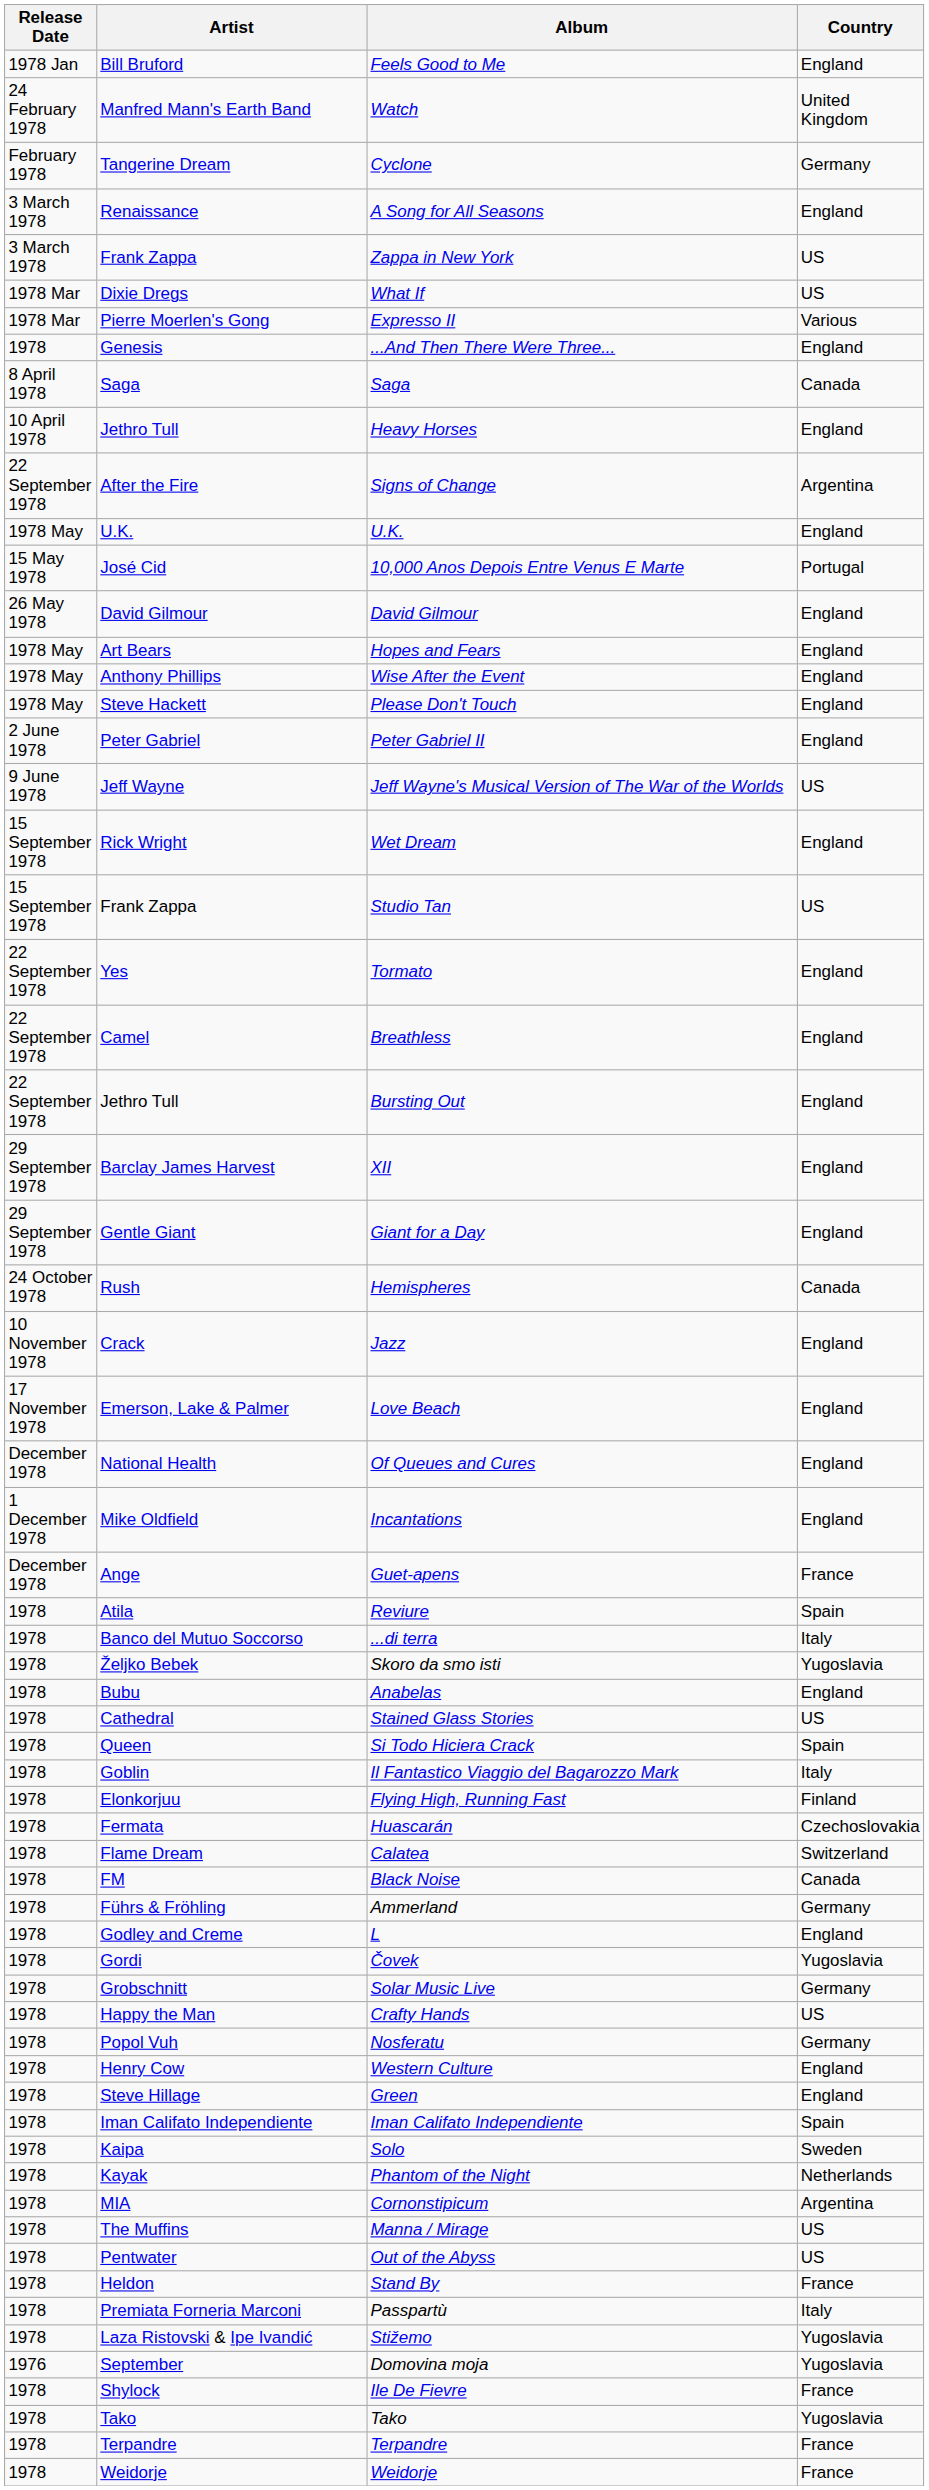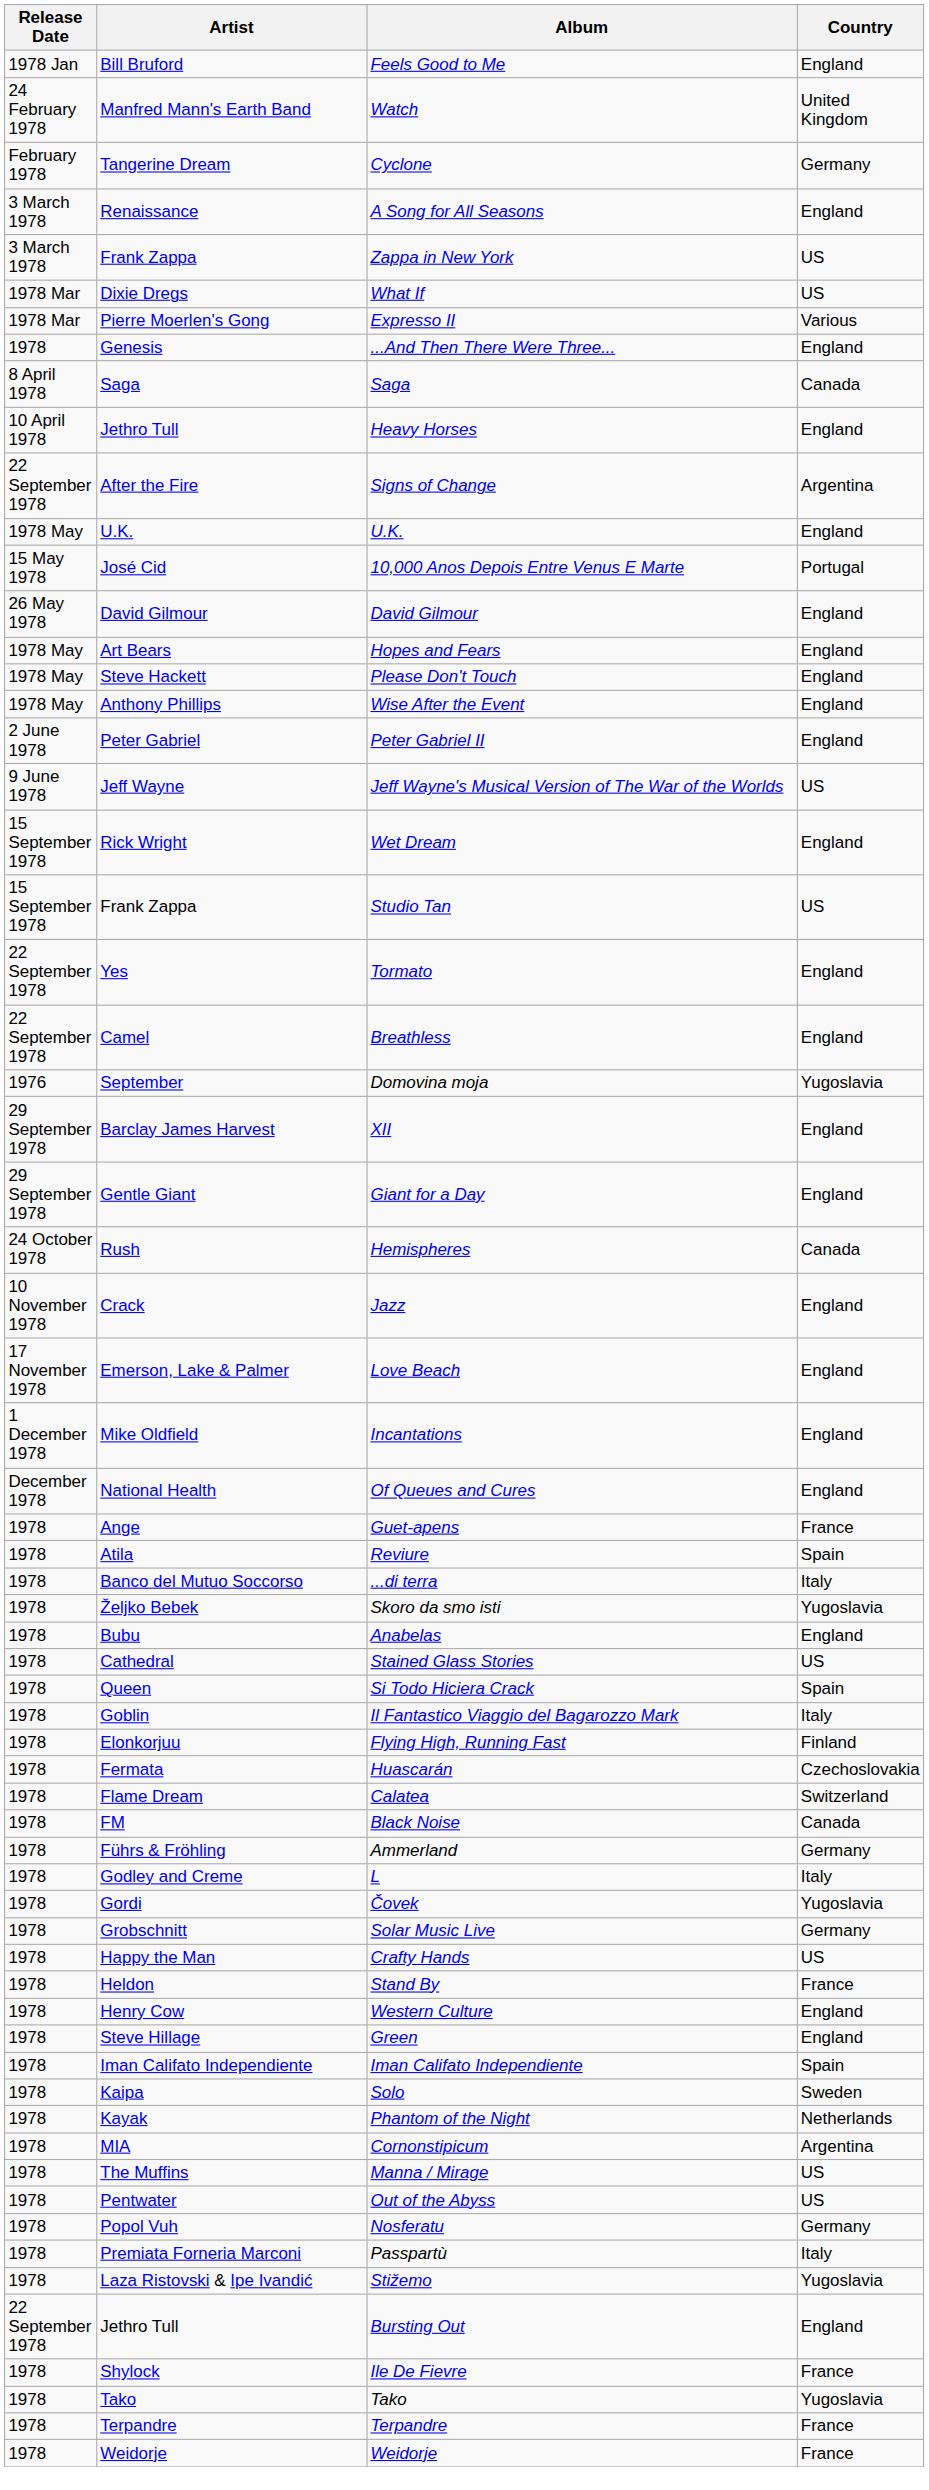rows swapped: (443, 704) <-> (447, 677)
rows swapped: (418, 1102) <-> (429, 2364)
rows swapped: (416, 1519) <-> (453, 1464)
(48, 1575) December 1978 -> (27, 1527) 1978
(832, 1934) England -> (816, 1877) Italy
rows swapped: (405, 2283) <-> (407, 2041)
